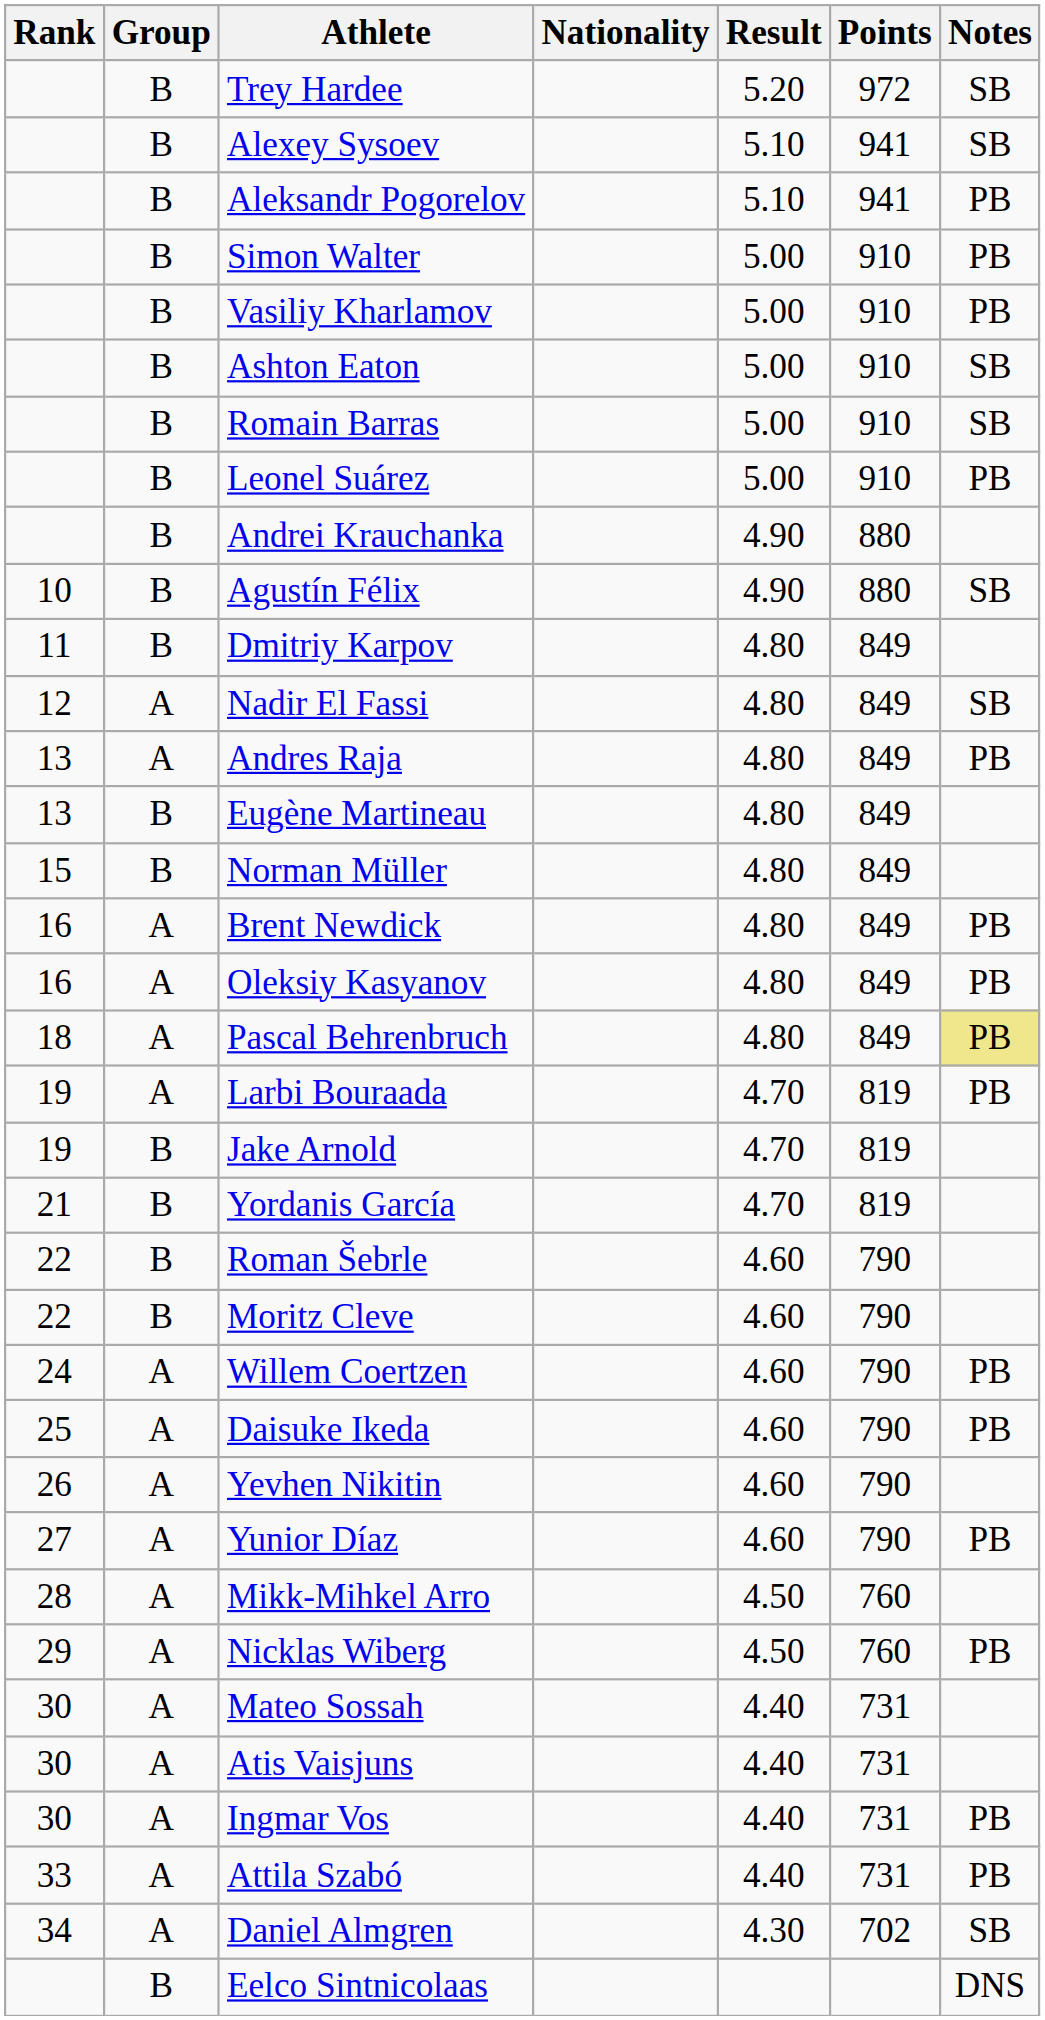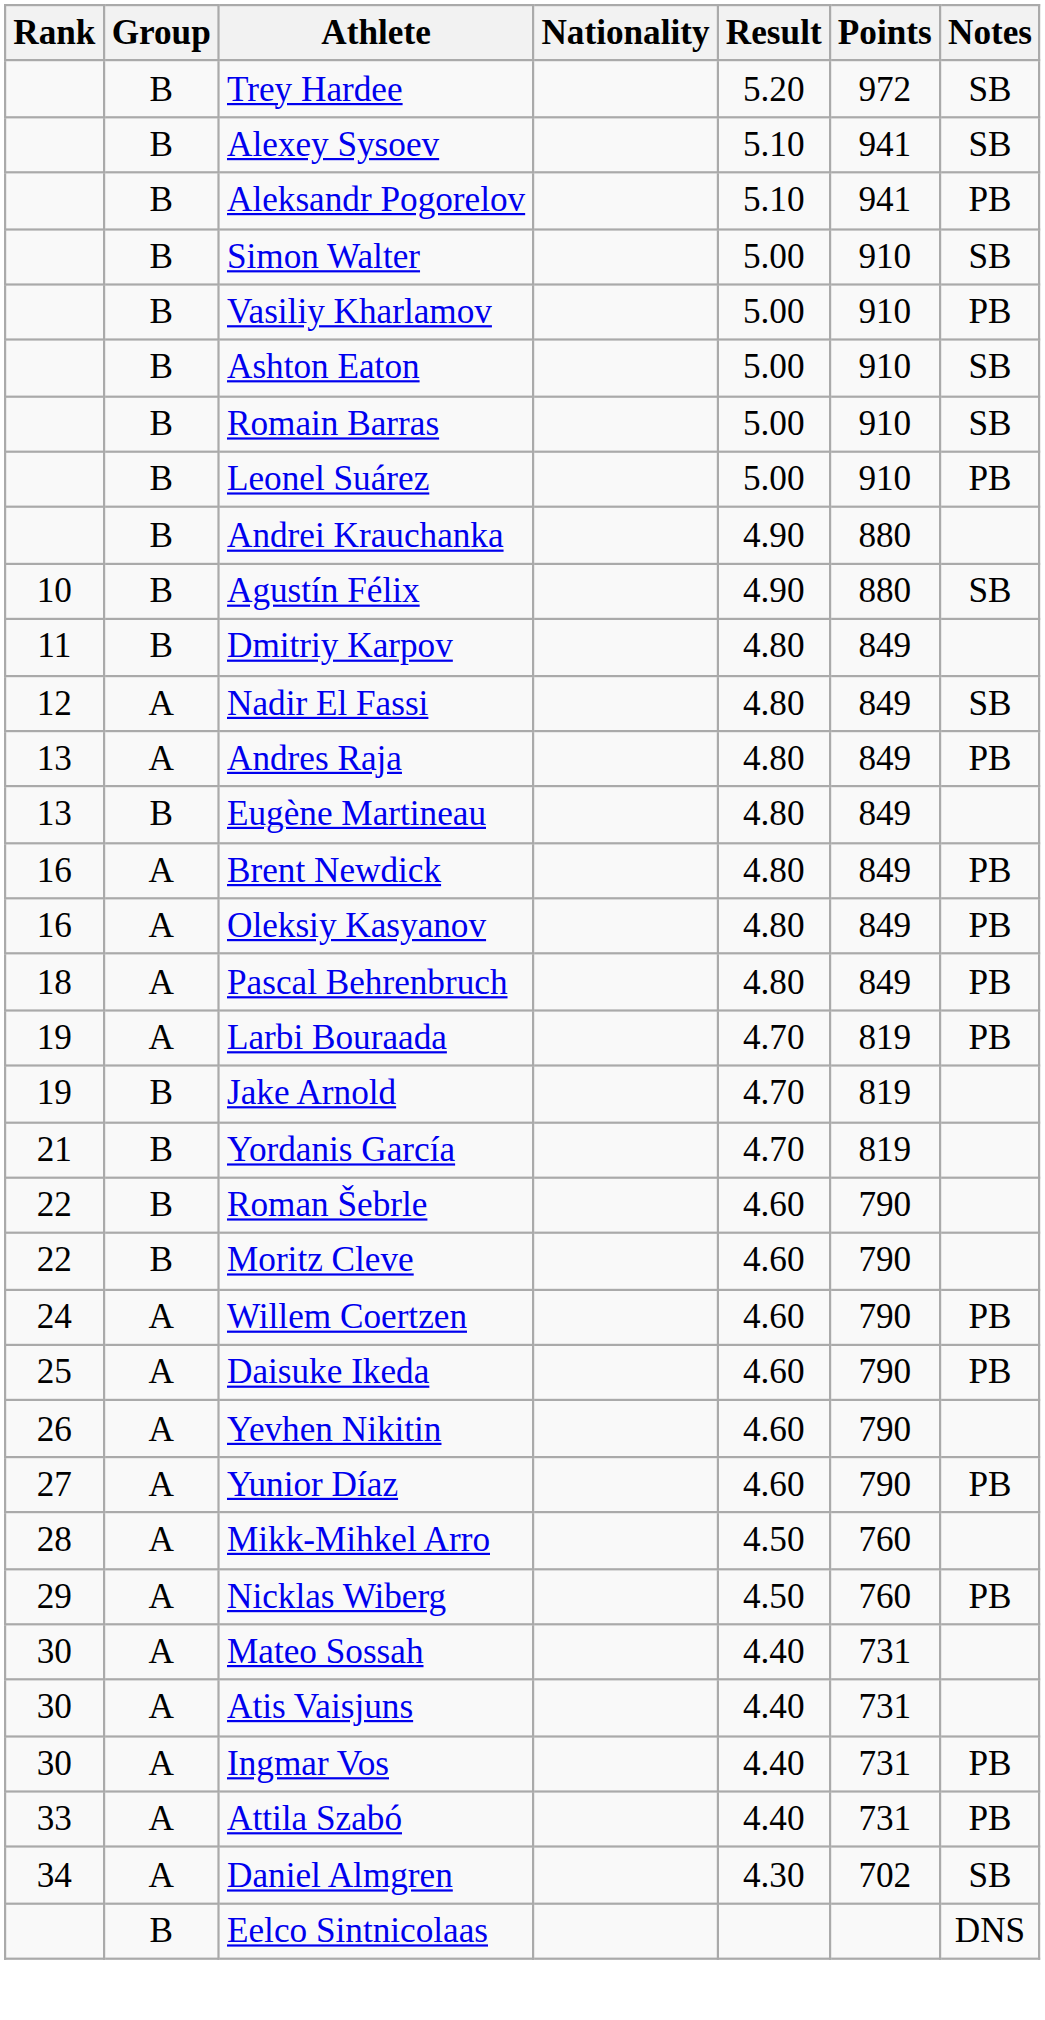(990, 255) PB -> (990, 255) SB
- row: (337, 869)
(990, 1037) khaki background -> (990, 981) no background
